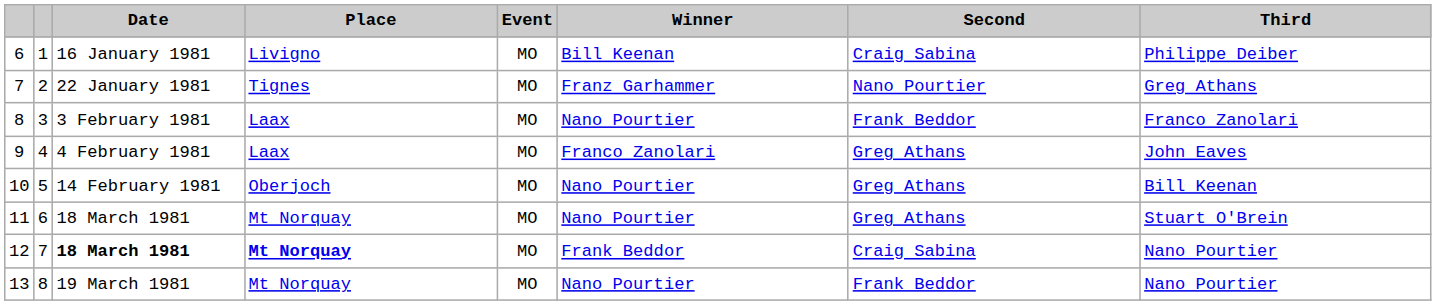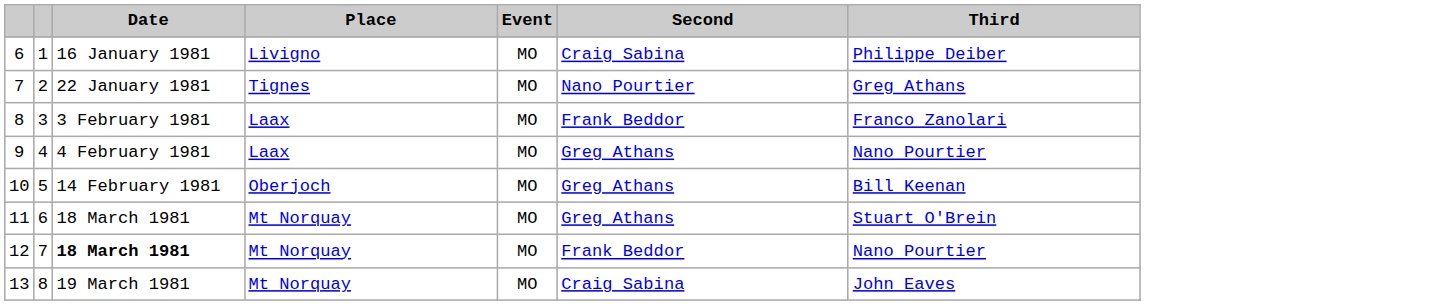- column: (703, 21)
(1195, 153) John Eaves -> (919, 153) Nano Pourtier
(300, 251) bold -> (300, 251) normal
(914, 251) Craig Sabina -> (623, 251) Frank Beddor
(914, 284) Frank Beddor -> (623, 284) Craig Sabina
(1211, 284) Nano Pourtier -> (904, 284) John Eaves
